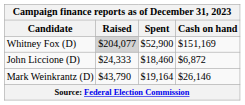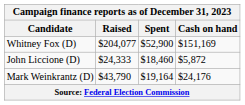(117, 44) lightgrey background -> (117, 44) no background
(192, 60) $6,872 -> (192, 60) $5,872
(194, 76) $26,146 -> (194, 76) $24,176
